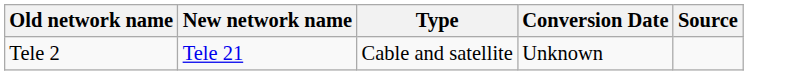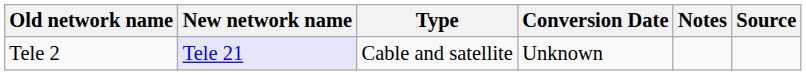+ column: (702, 20)
(213, 53) no background -> (213, 53) lavender background
